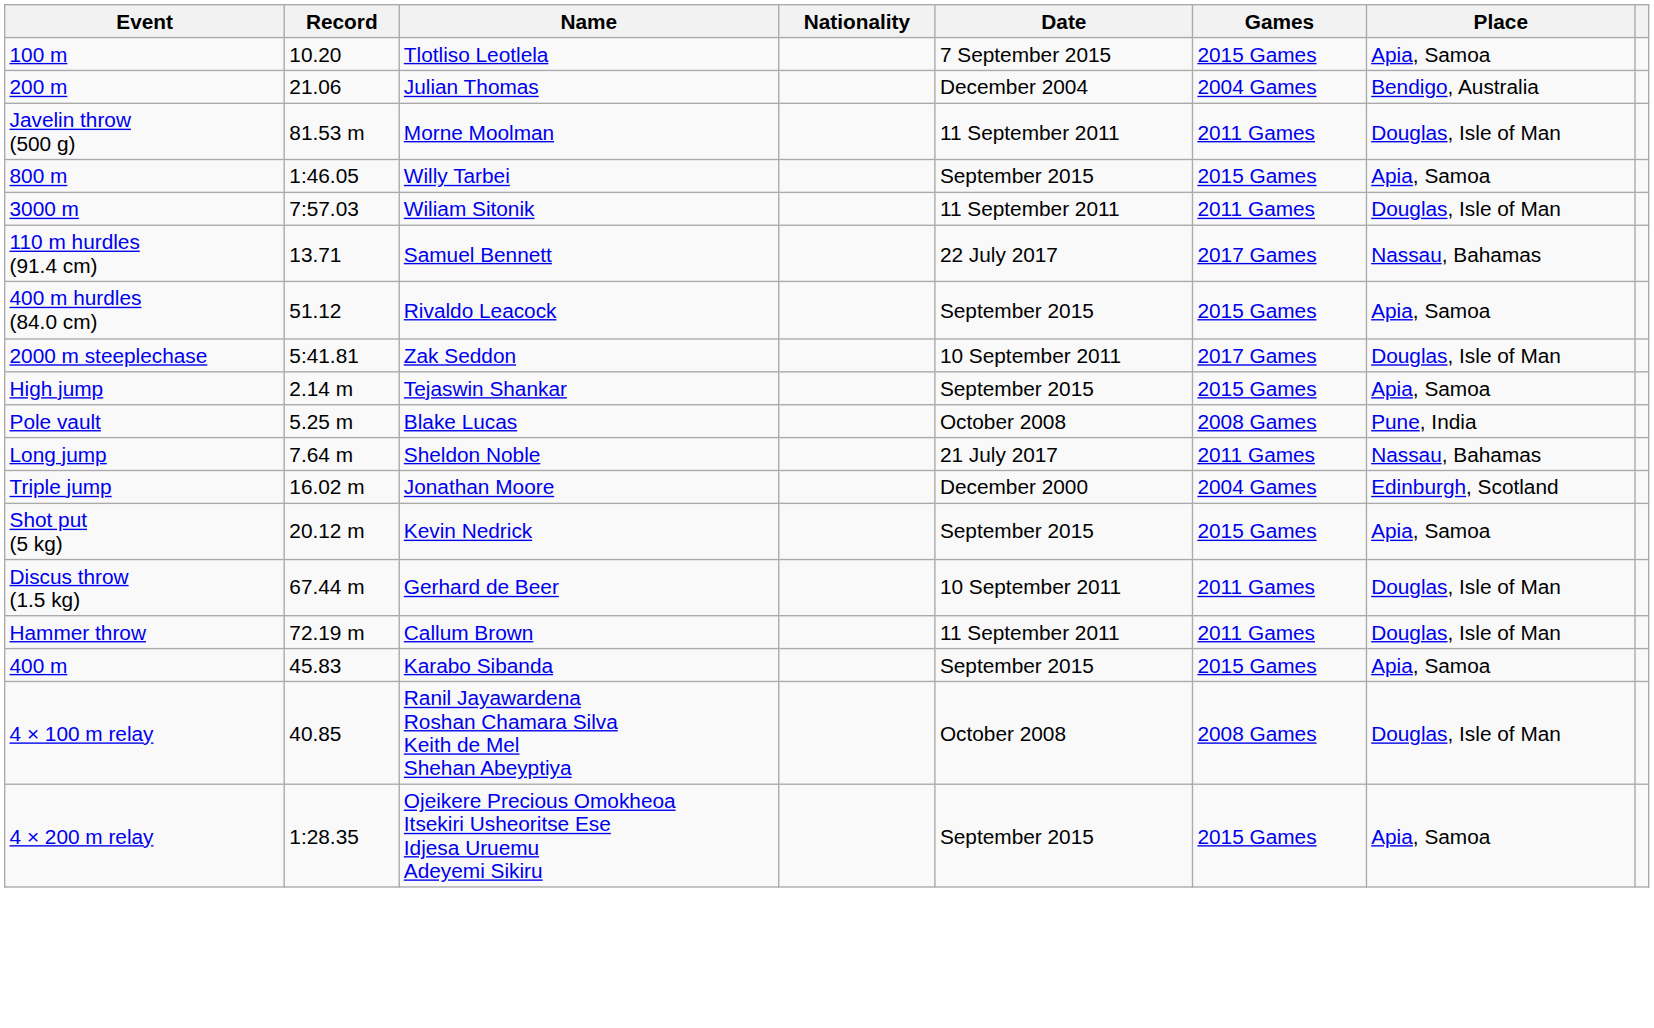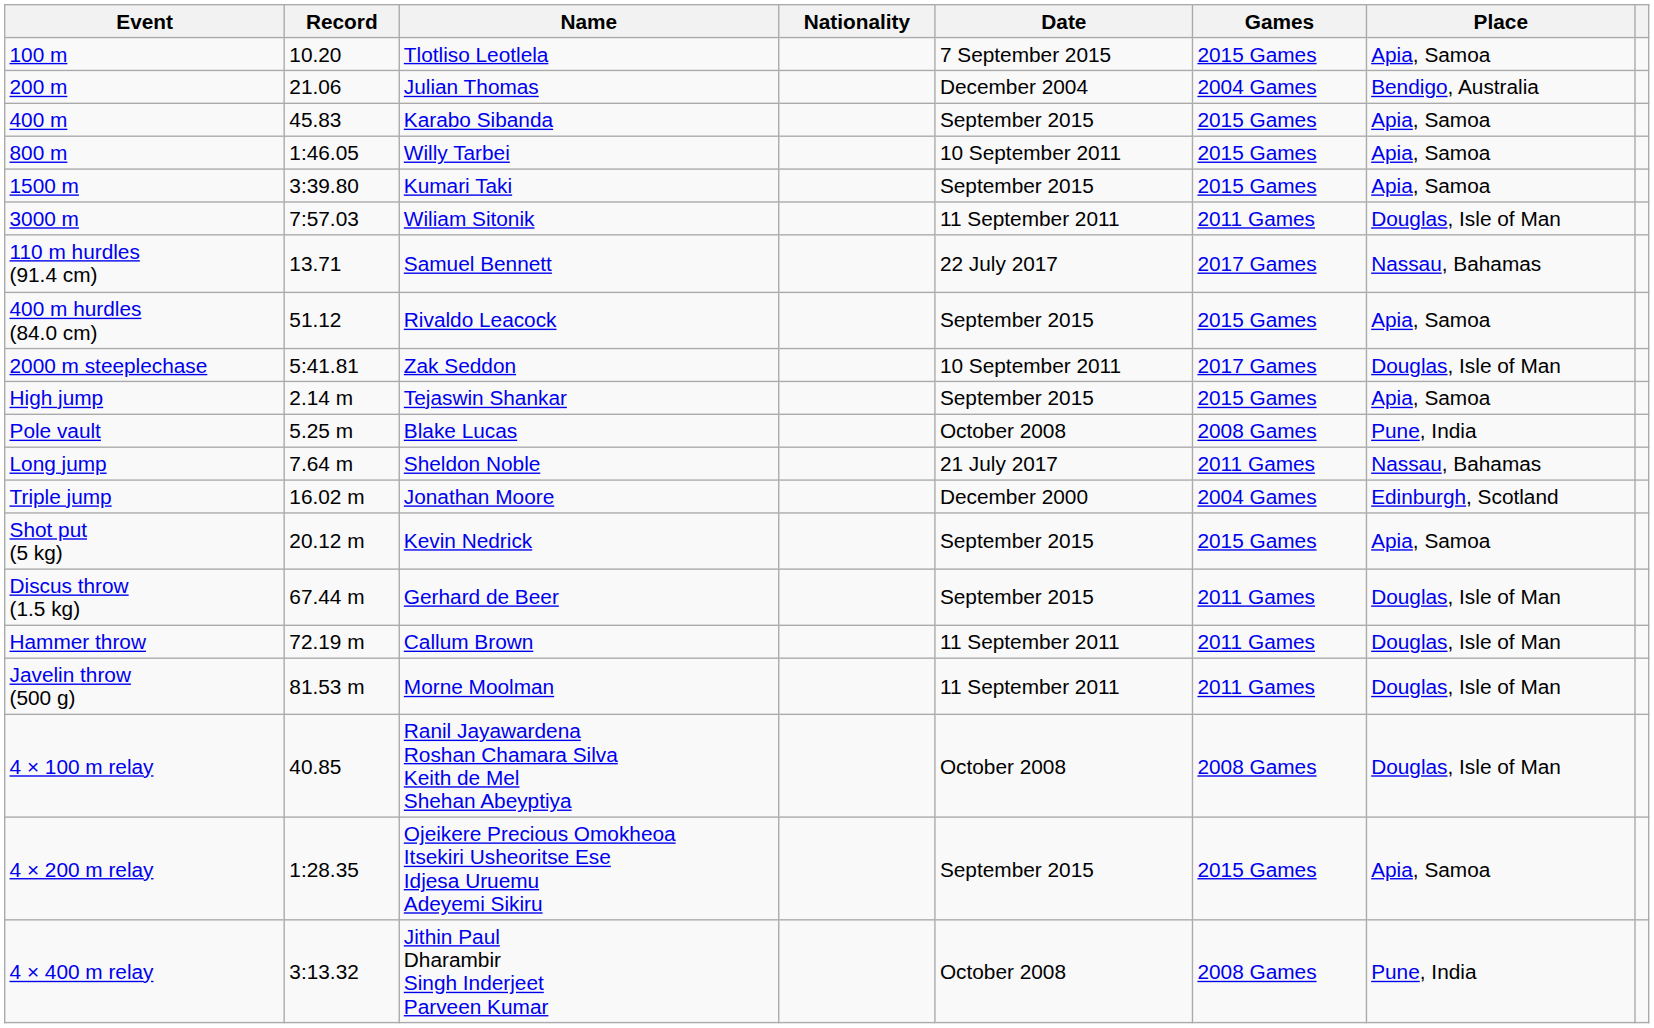rows swapped: (38, 665) <-> (70, 132)
(1017, 177) September 2015 -> (1031, 153) 10 September 2011
+ row: (44, 186)
(1031, 588) 10 September 2011 -> (1017, 597) September 2015
+ row: (82, 972)
